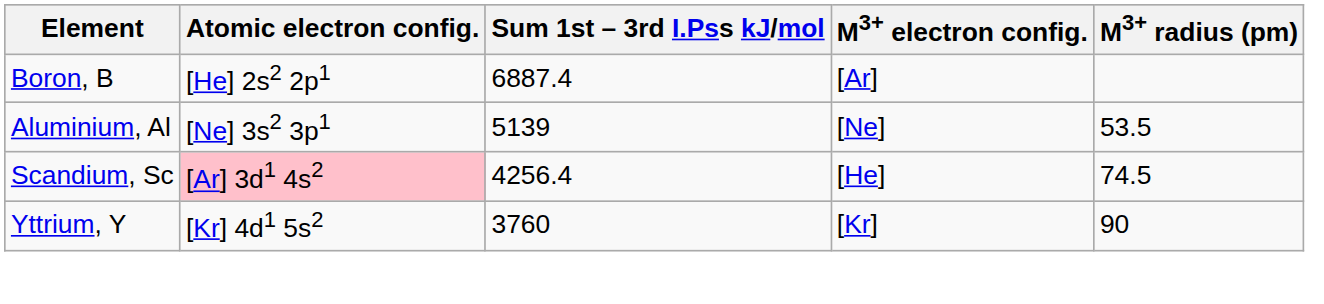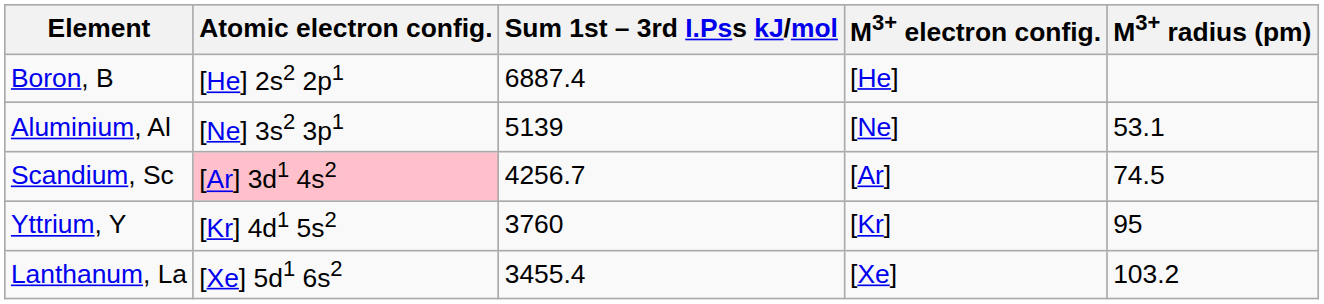(857, 78) [Ar] -> (874, 78) [He]
(1126, 127) 53.5 -> (1139, 127) 53.1
(532, 176) 4256.4 -> (545, 176) 4256.7
(861, 176) [He] -> (871, 176) [Ar]
(1115, 225) 90 -> (1128, 225) 95
+ row: (99, 274)
